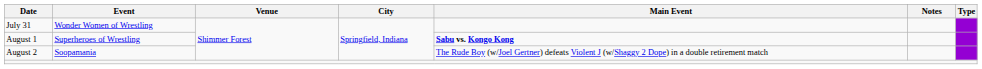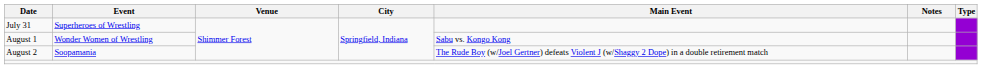(104, 24) Wonder Women of Wrestling -> (97, 24) Superheroes of Wrestling
(97, 38) Superheroes of Wrestling -> (104, 38) Wonder Women of Wrestling
(475, 38) bold -> (473, 38) normal
